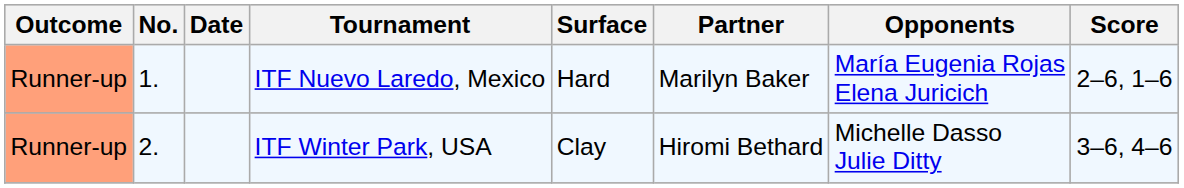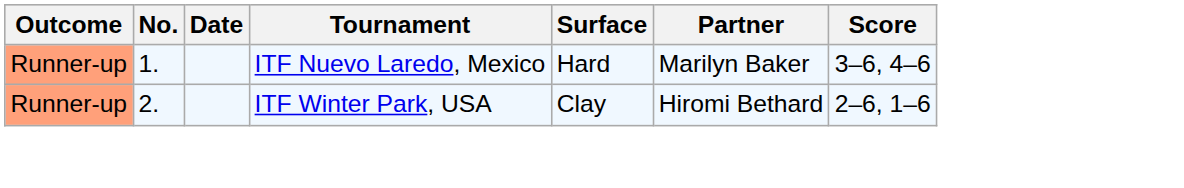- column: (950, 24)
(1125, 78) 2–6, 1–6 -> (883, 64) 3–6, 4–6
(1125, 147) 3–6, 4–6 -> (883, 104) 2–6, 1–6
